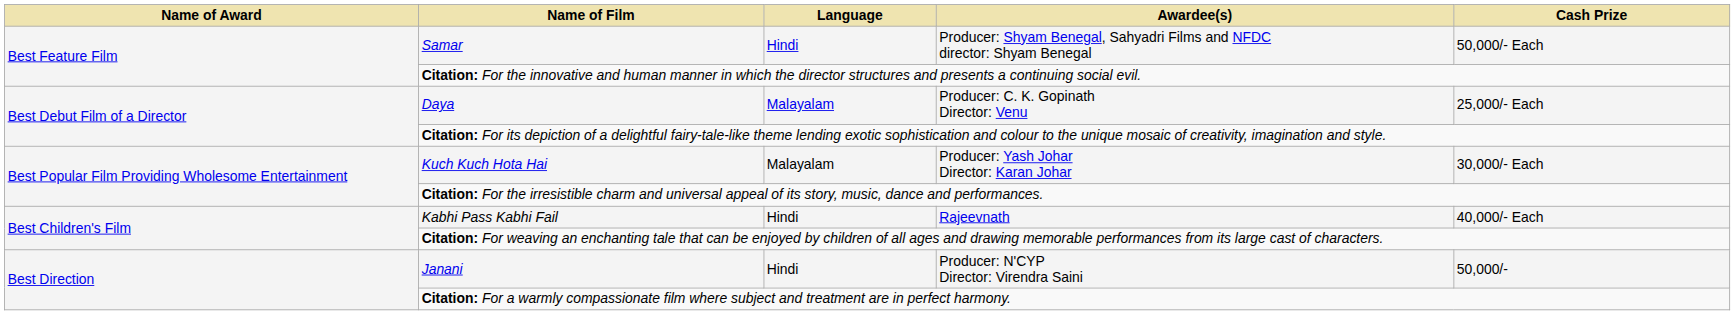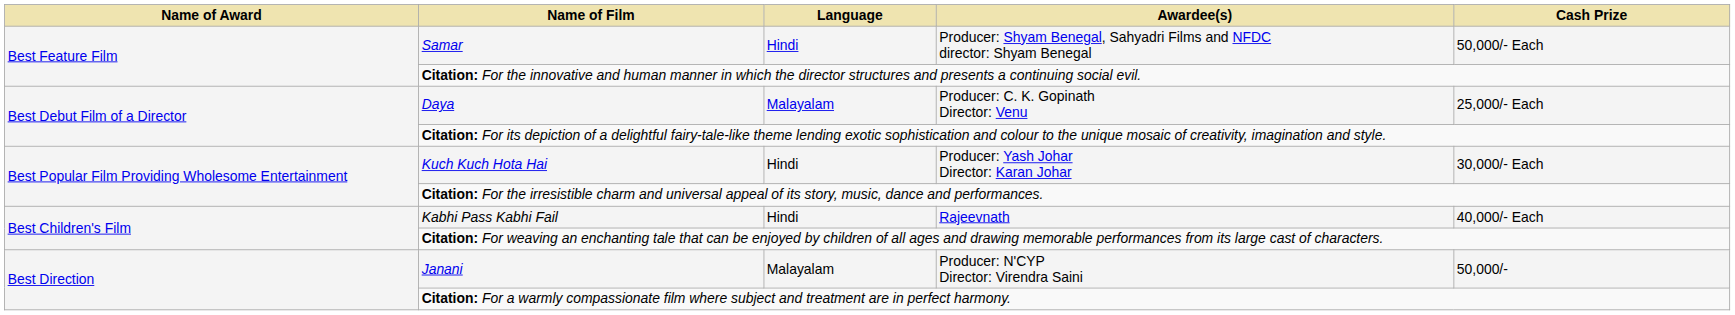(800, 165) Malayalam -> (783, 165) Hindi
(783, 269) Hindi -> (800, 269) Malayalam
